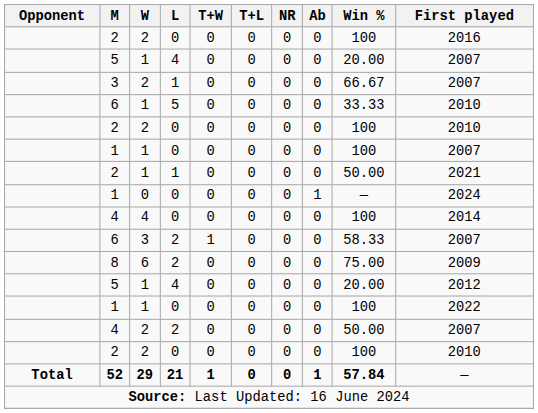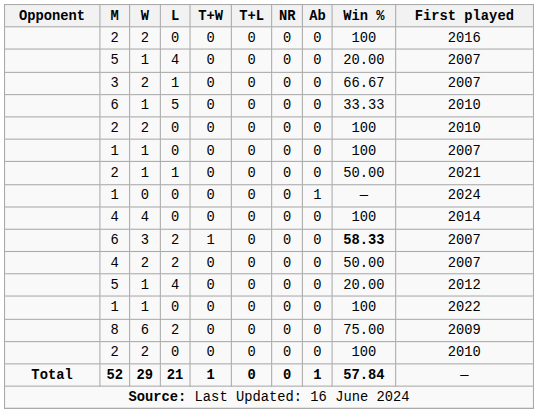(364, 240) normal -> (364, 240) bold
rows swapped: (115, 330) <-> (115, 263)
